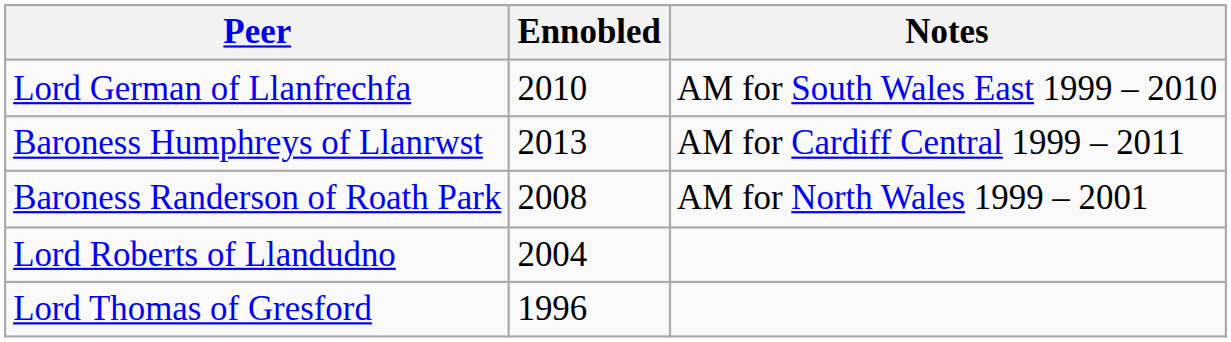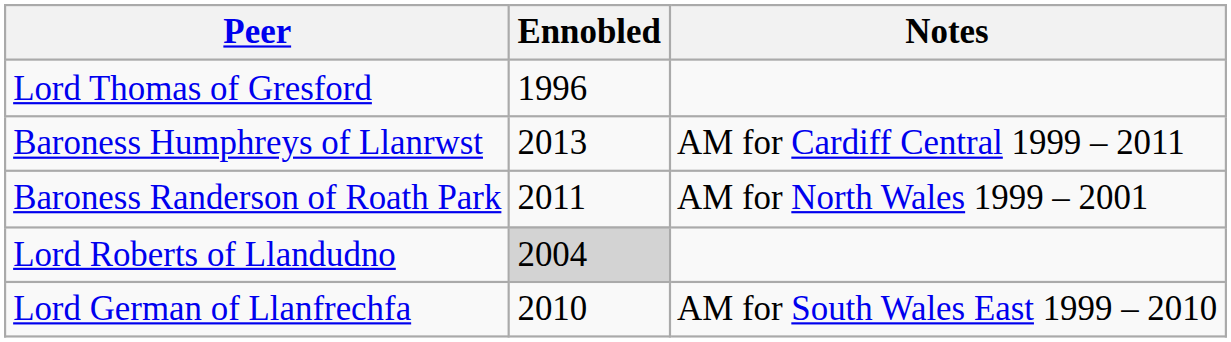rows swapped: (212, 87) <-> (193, 308)
(552, 198) 2008 -> (552, 198) 2011
(552, 253) no background -> (552, 253) lightgrey background
